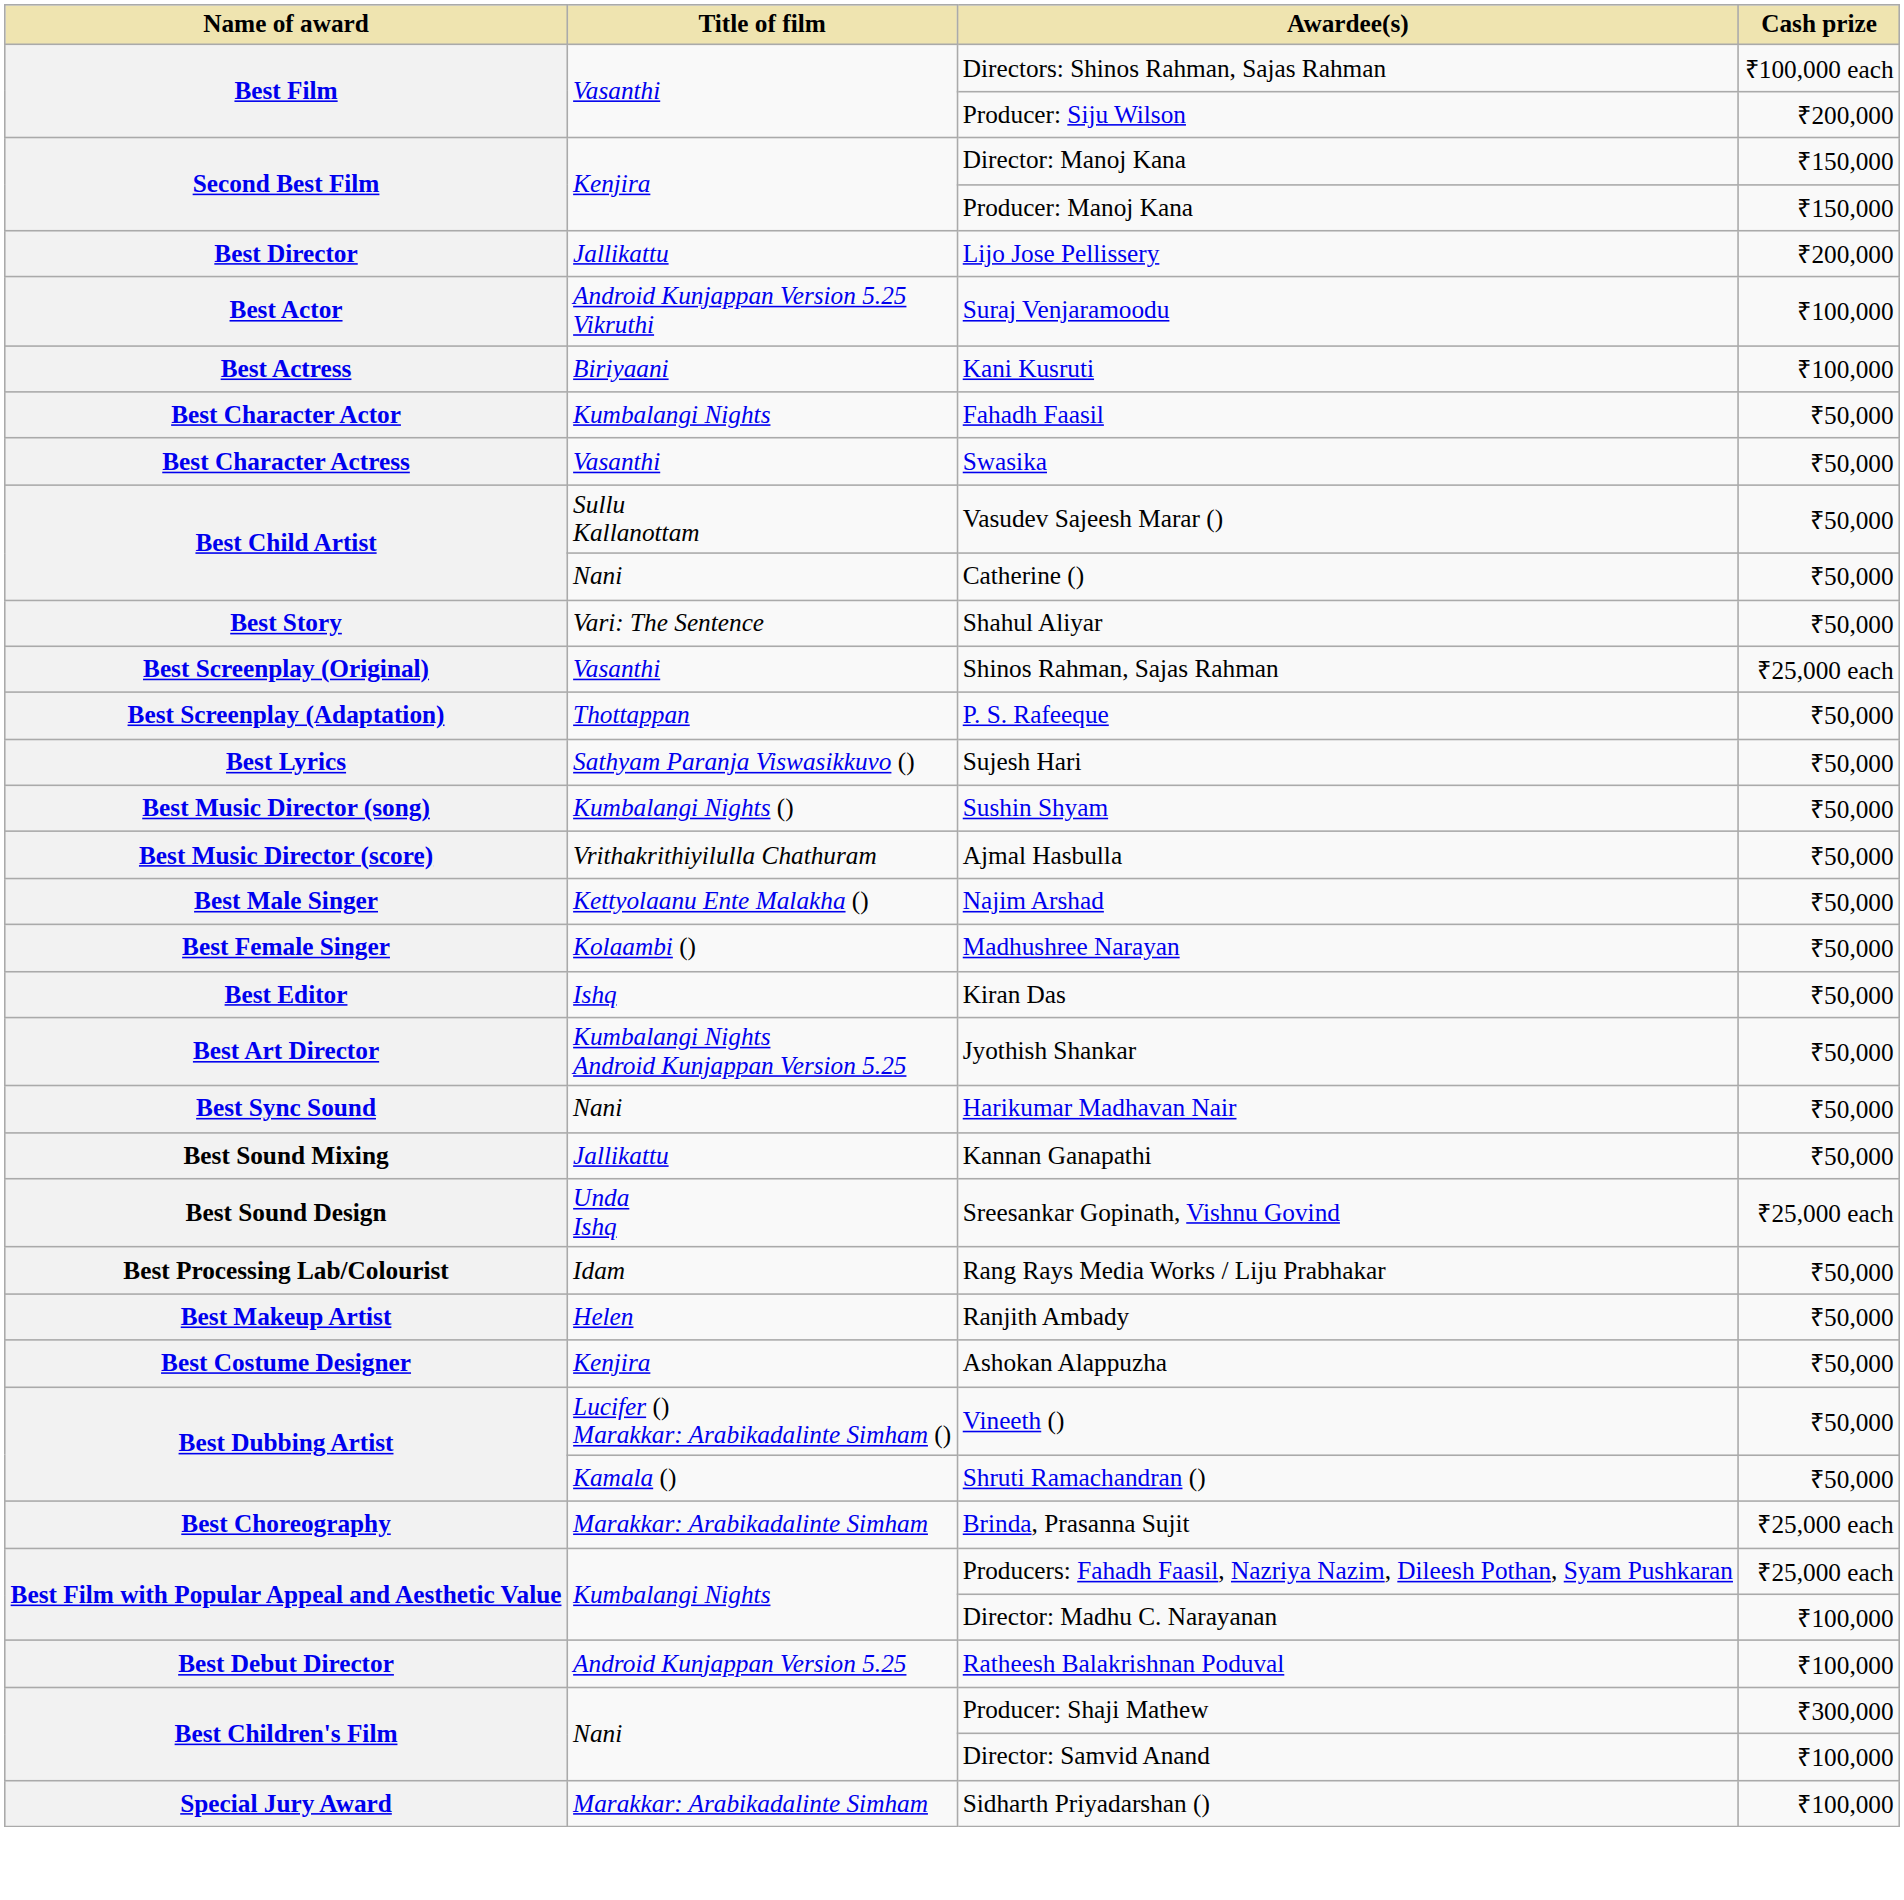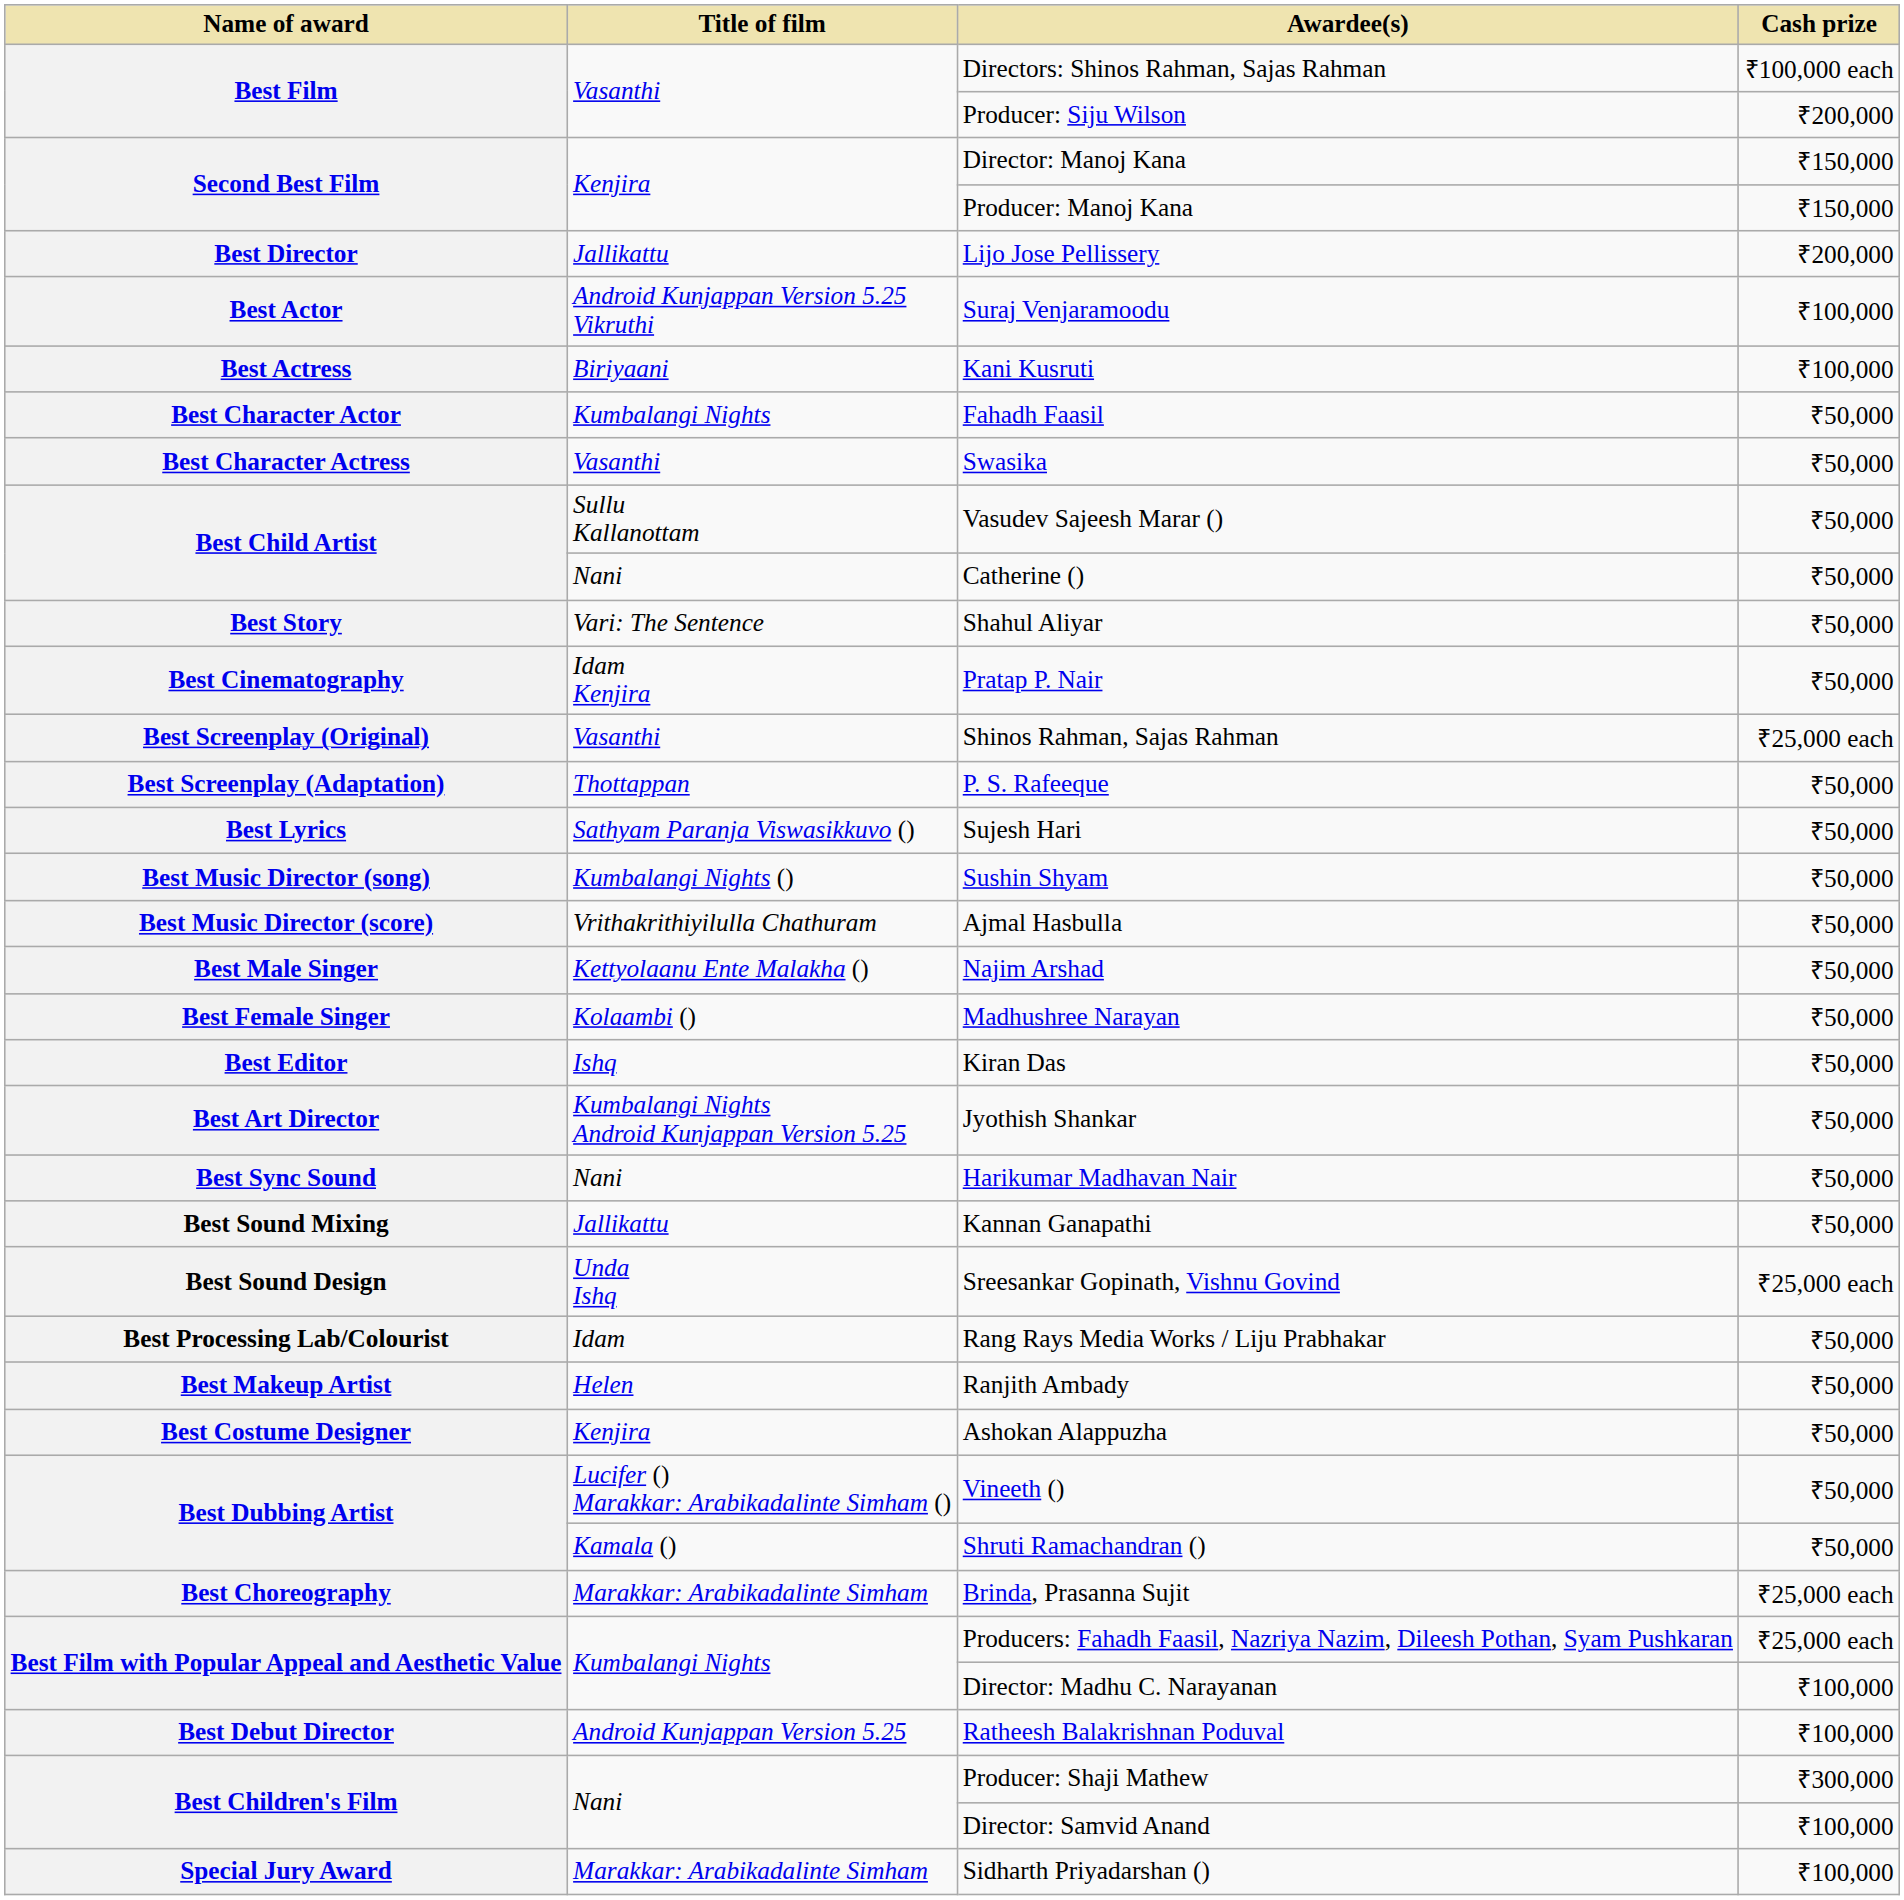+ row: (1033, 680)
